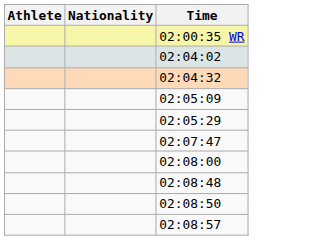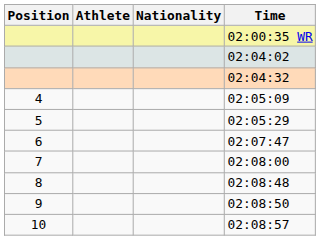+ column: (39, 15)
